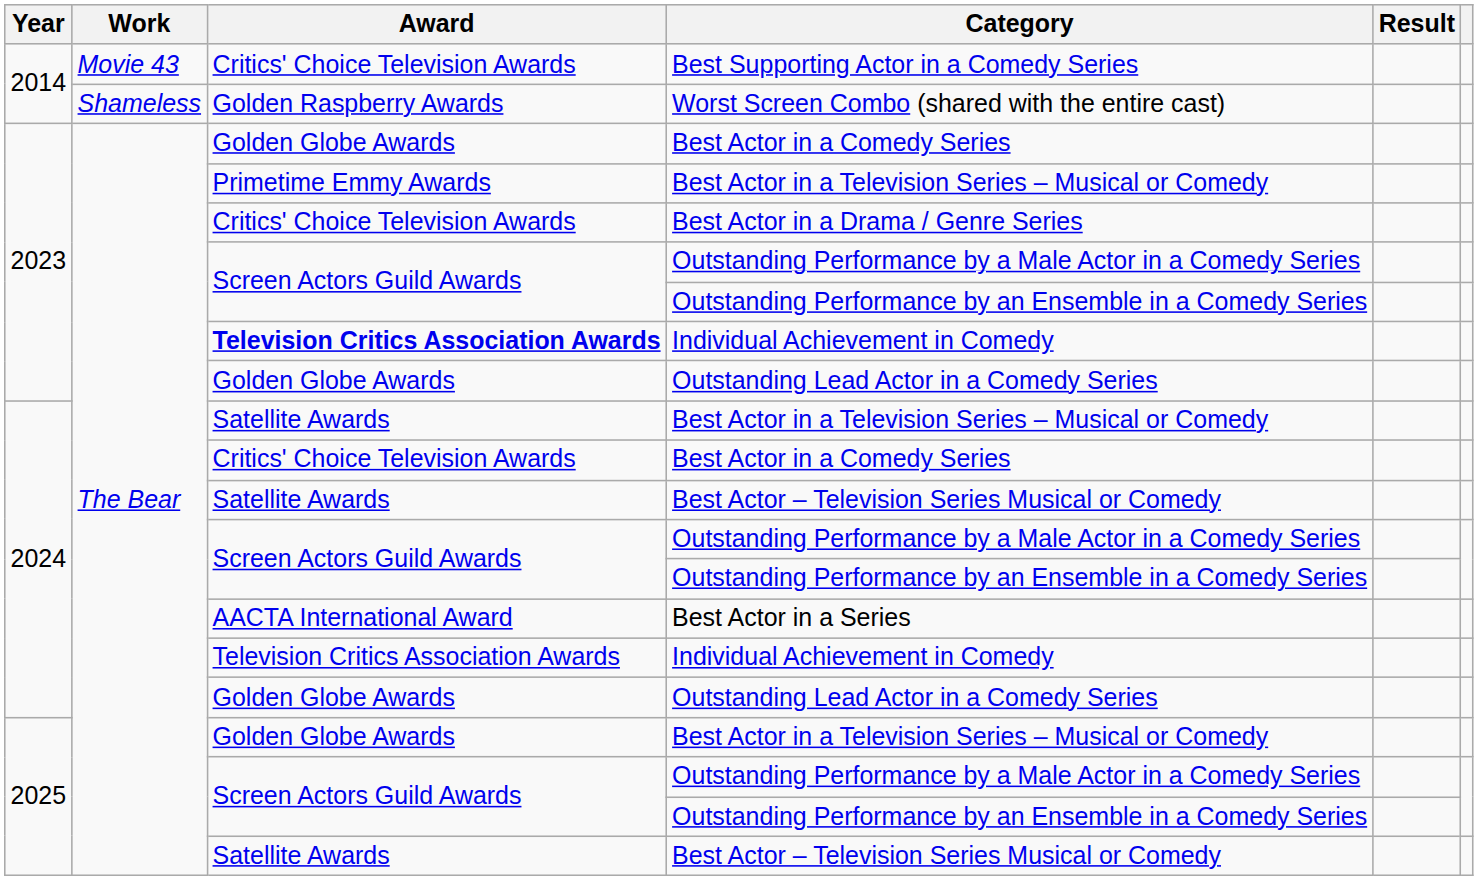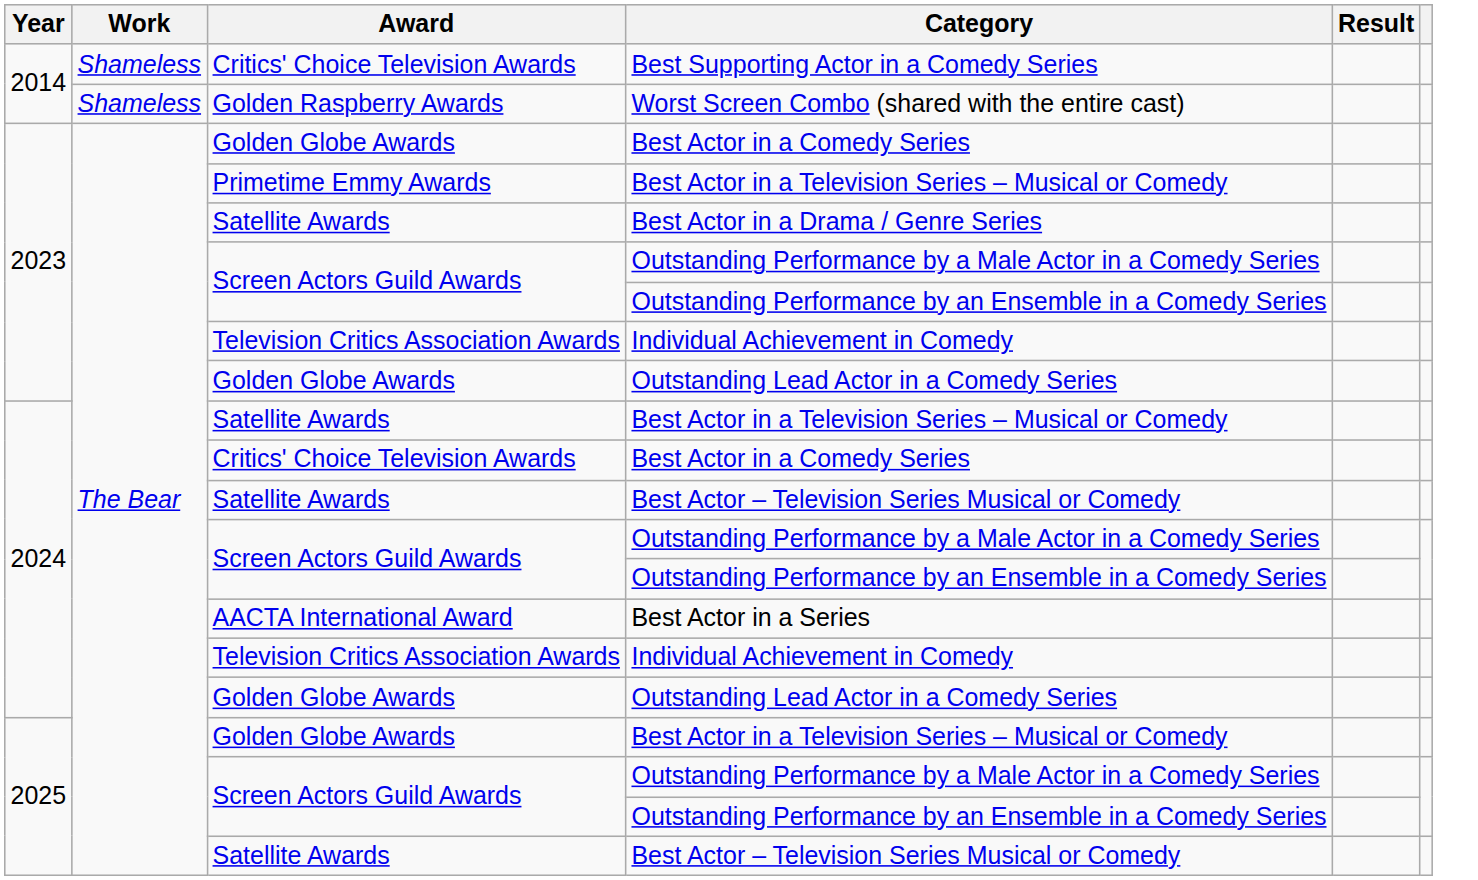(128, 63) Movie 43 -> (139, 63) Shameless
(394, 222) Critics' Choice Television Awards -> (301, 222) Satellite Awards
(437, 340) bold -> (416, 340) normal
